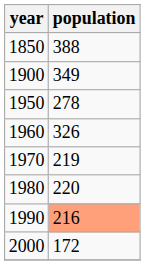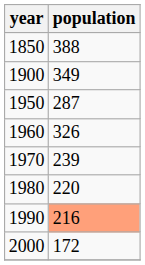(66, 103) 278 -> (66, 103) 287
(66, 160) 219 -> (66, 160) 239
